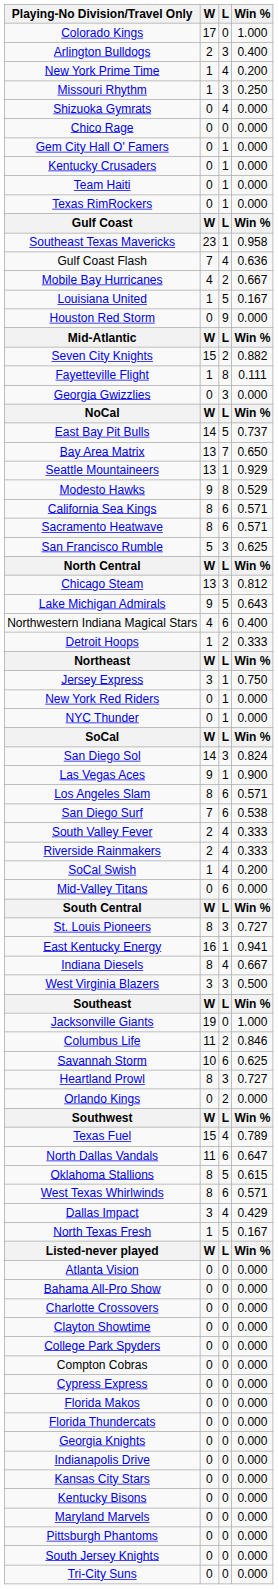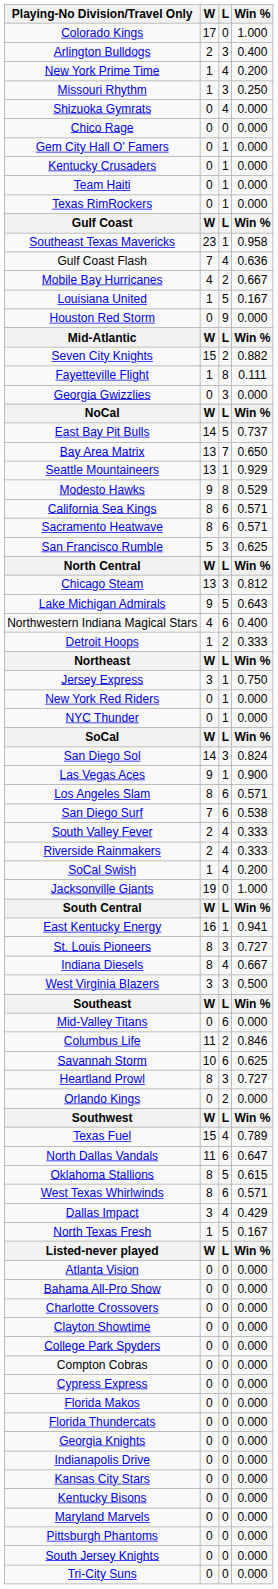rows swapped: (102, 889) <-> (102, 1022)
rows swapped: (102, 946) <-> (102, 927)
